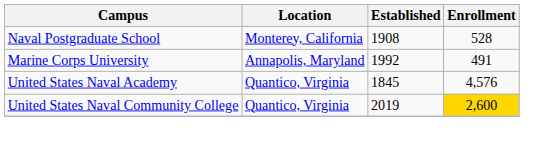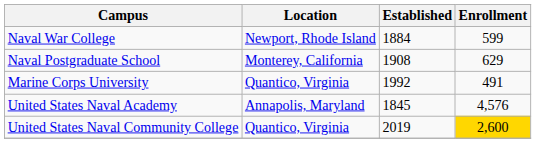+ row: (61, 37)
(481, 37) 528 -> (493, 60) 629
(305, 60) Annapolis, Maryland -> (297, 82) Quantico, Virginia
(297, 82) Quantico, Virginia -> (305, 104) Annapolis, Maryland
